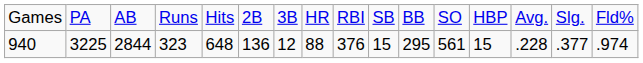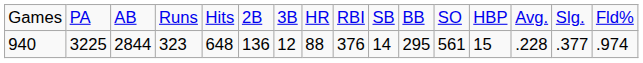(382, 44) 15 -> (382, 44) 14
